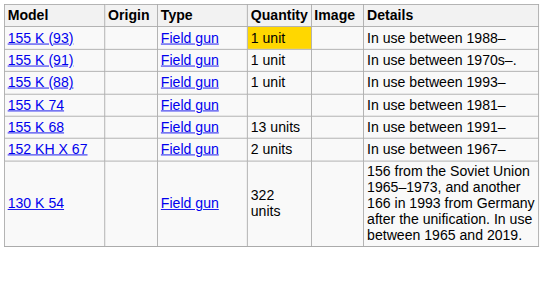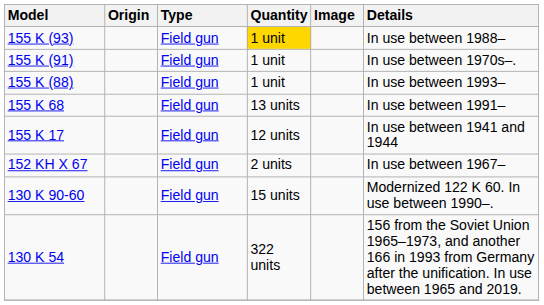- row: (36, 104)
+ row: (36, 135)
+ row: (46, 195)
